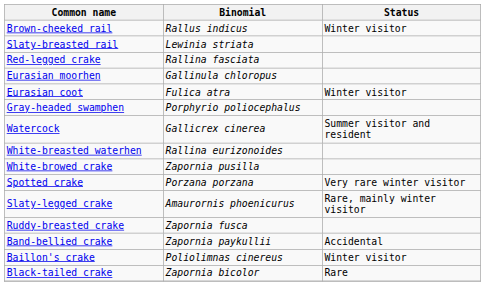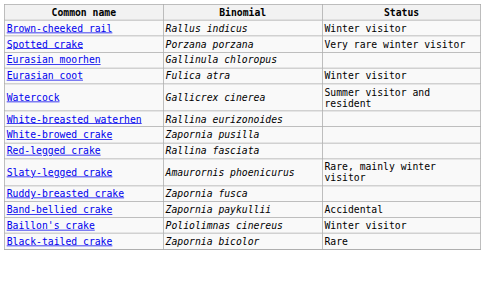- row: (62, 44)
rows swapped: (45, 182) <-> (54, 60)
- row: (65, 108)
